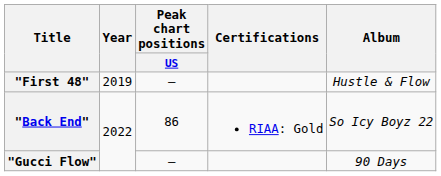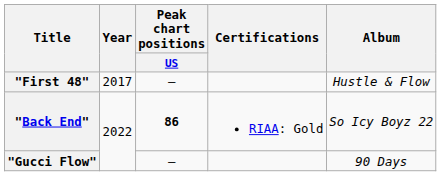(117, 82) 2019 -> (117, 82) 2017
(172, 121) normal -> (172, 121) bold
